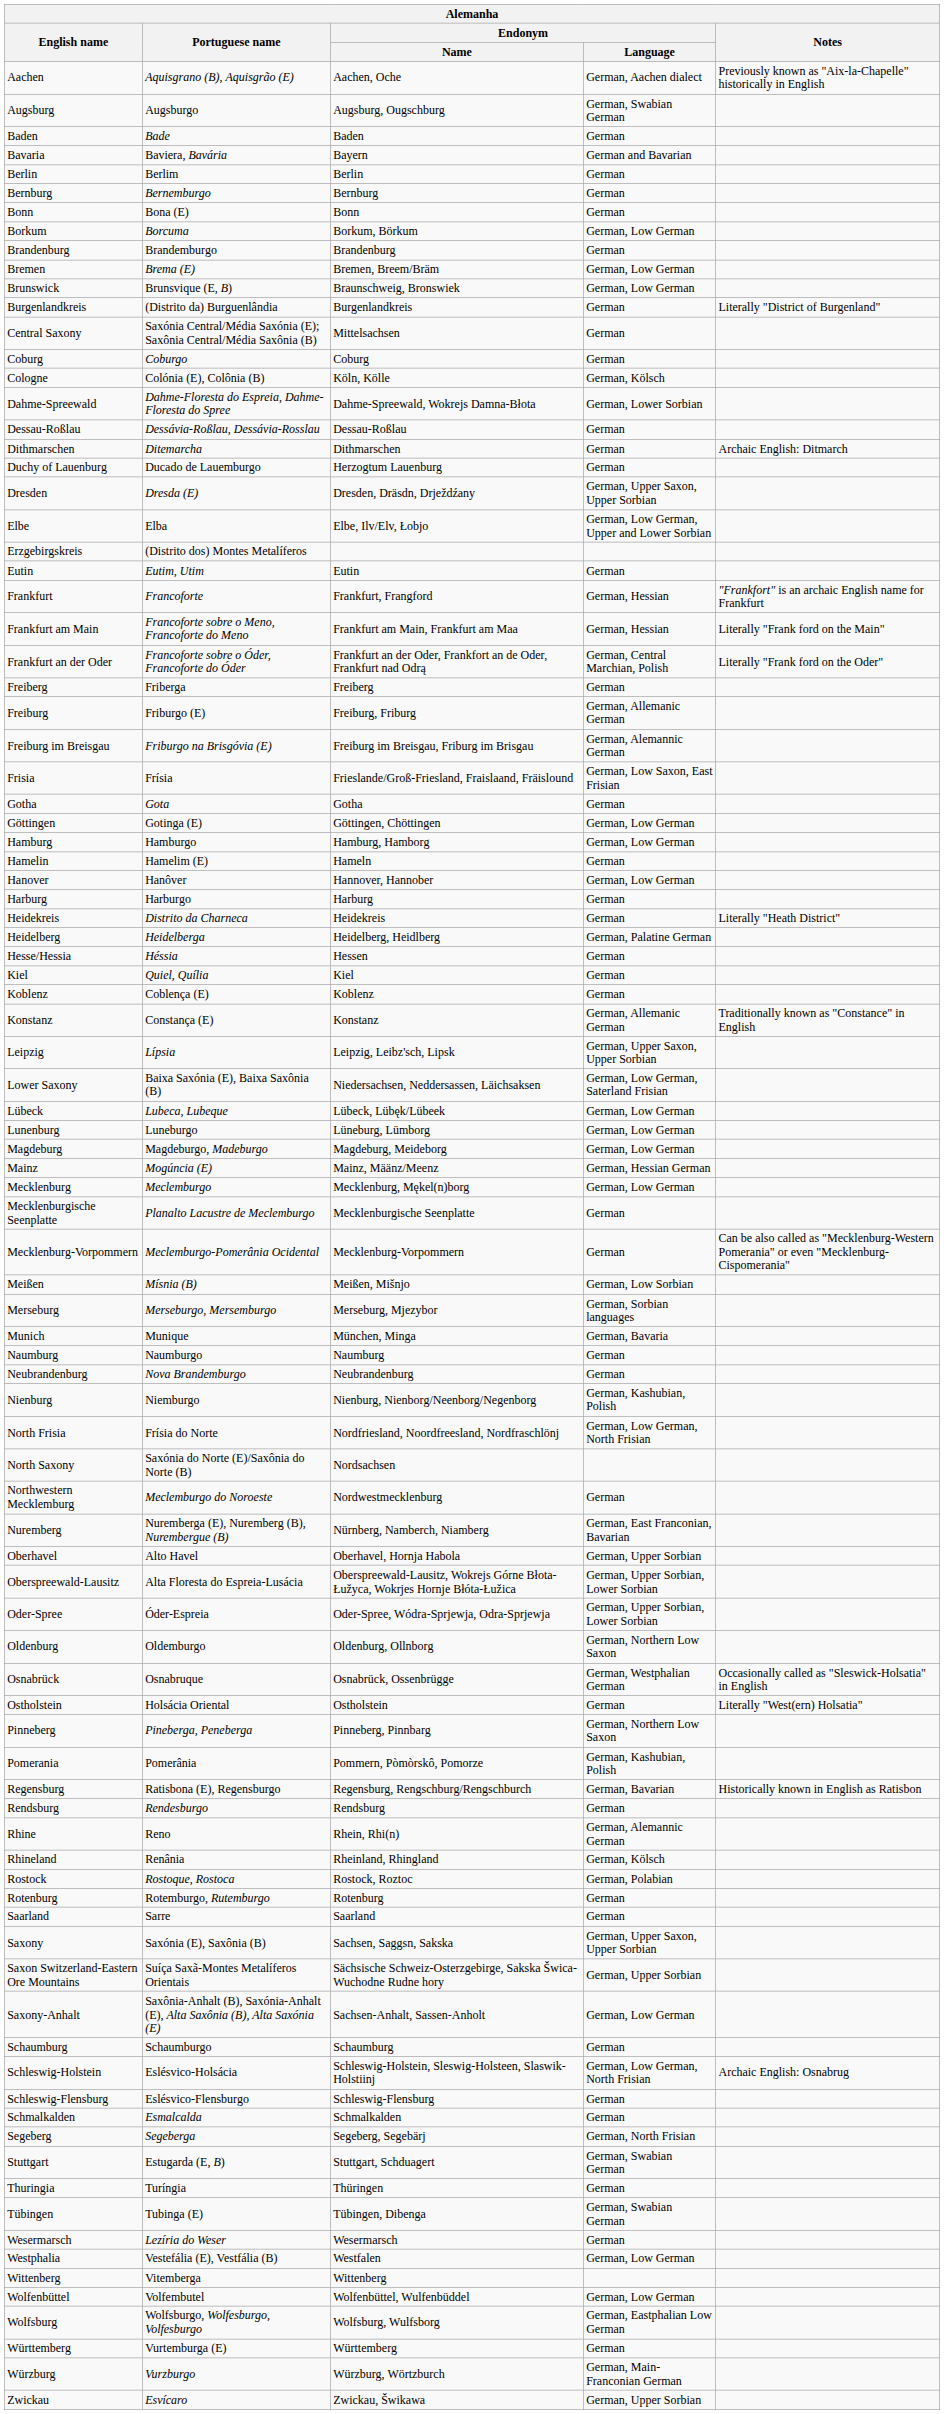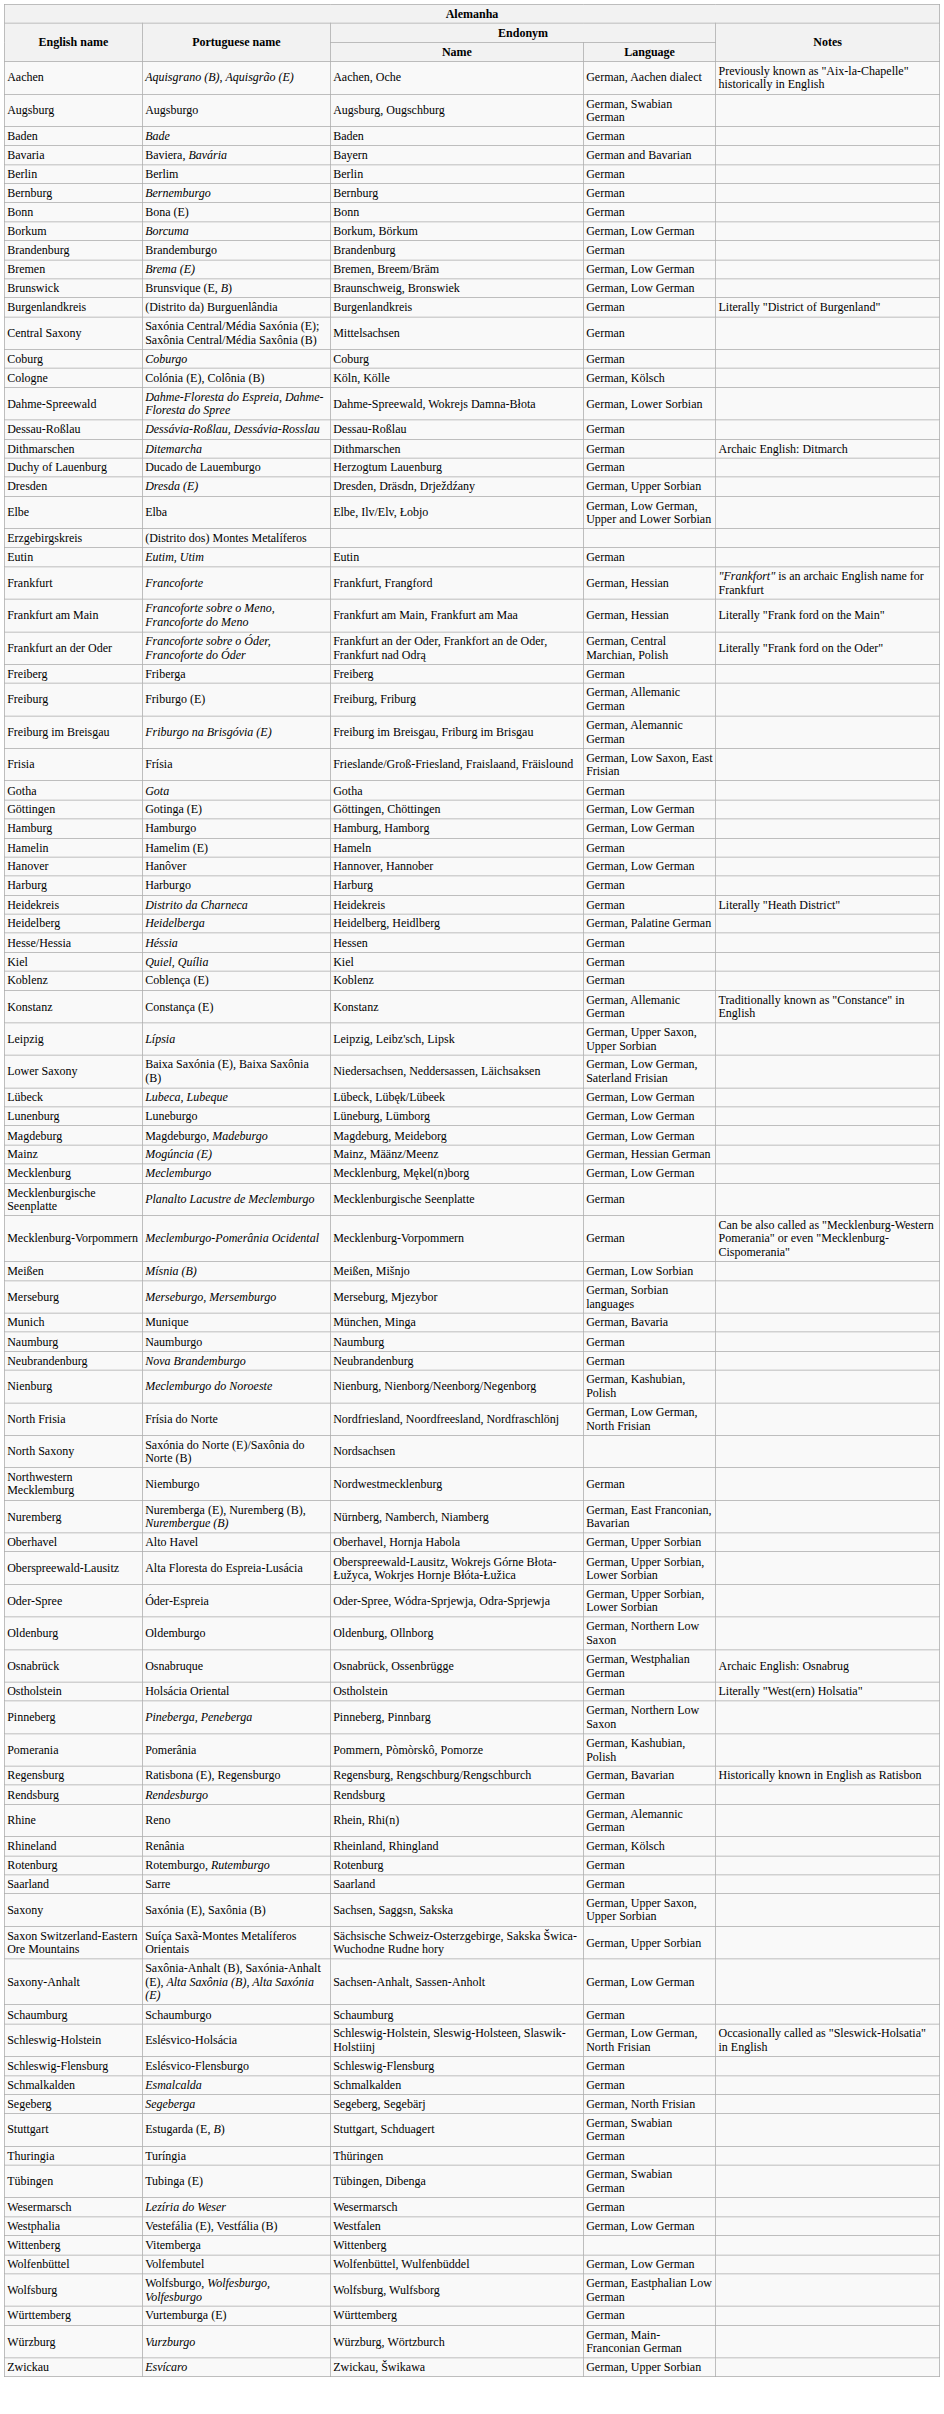(642, 493) German, Upper Saxon, Upper Sorbian -> (644, 486) German, Upper Sorbian
(172, 1400) Niemburgo -> (209, 1386) Meclemburgo do Noroeste
(209, 1497) Meclemburgo do Noroeste -> (172, 1484) Niemburgo
(822, 1679) Occasionally called as "Sleswick-Holsatia" in English -> (784, 1665) Archaic English: Osnabrug
- row: (27, 1878)
(784, 2072) Archaic English: Osnabrug -> (822, 2040) Occasionally called as "Sleswick-Holsatia" in English
